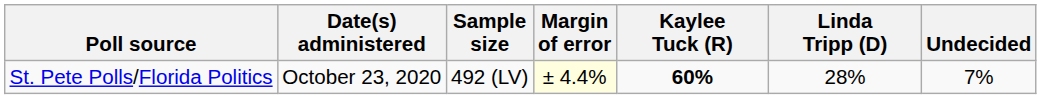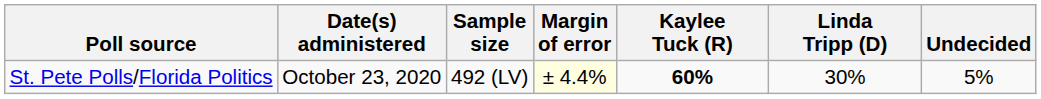(845, 77) 28% -> (845, 77) 30%
(979, 77) 7% -> (979, 77) 5%
